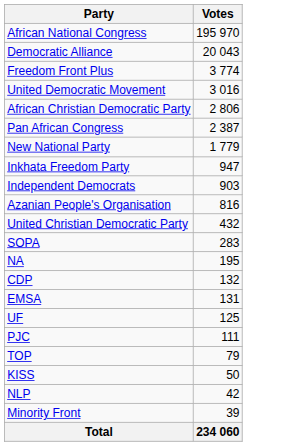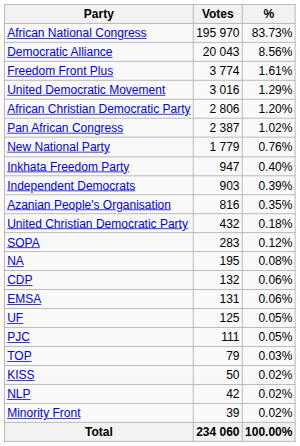+ column: (269, 14)
